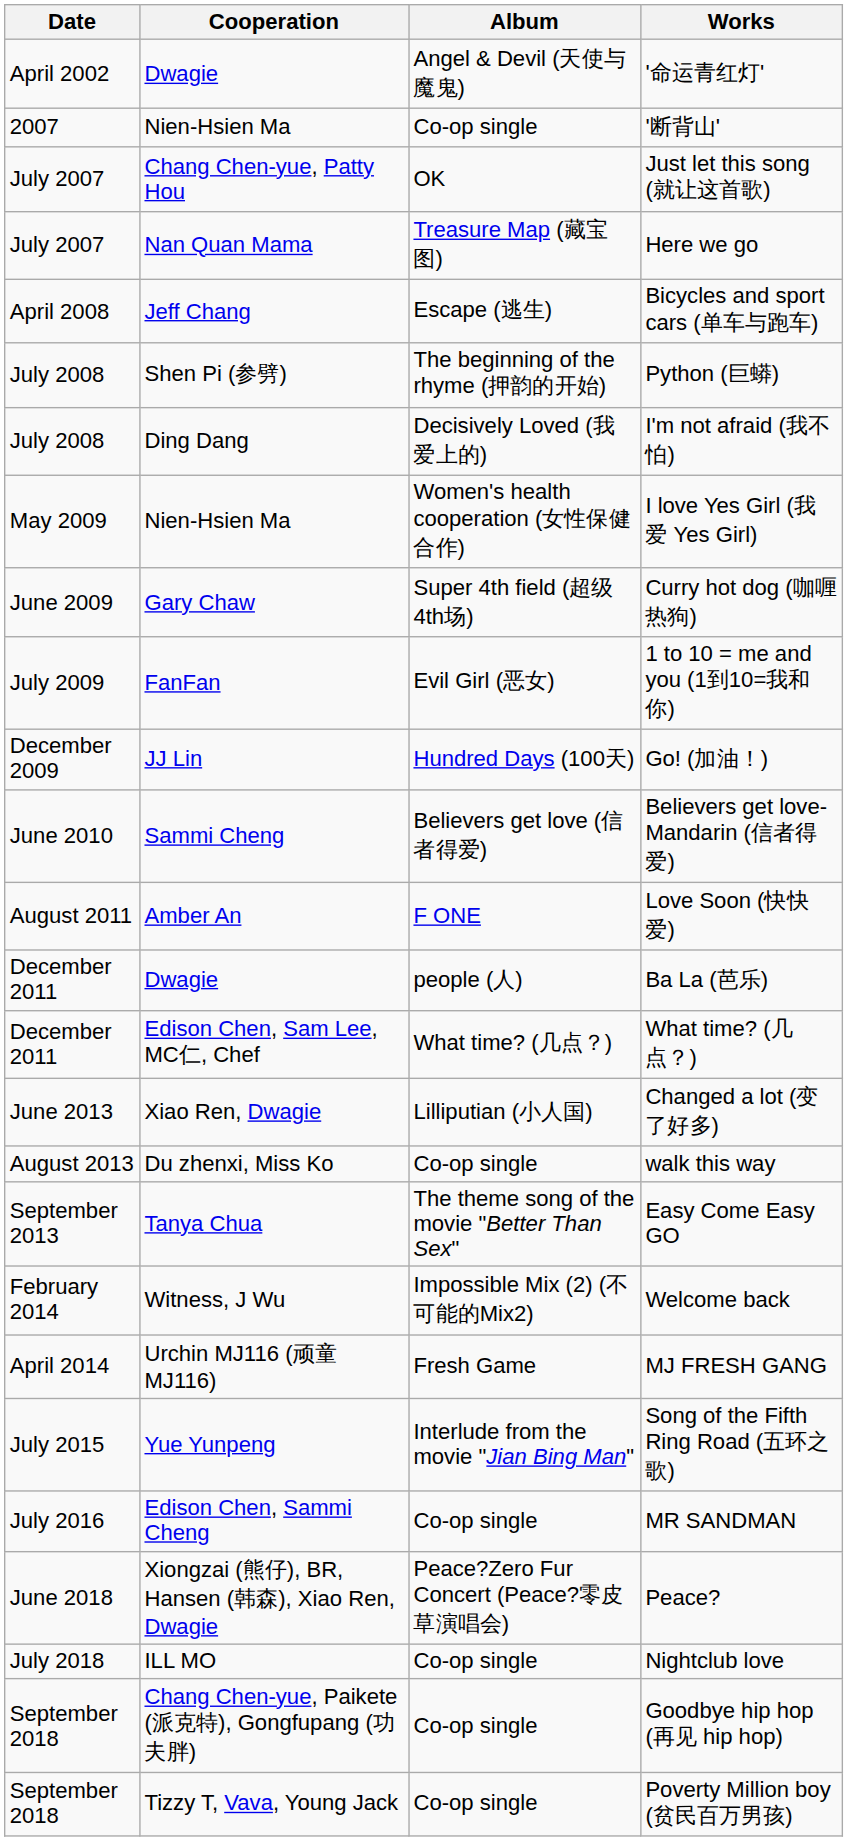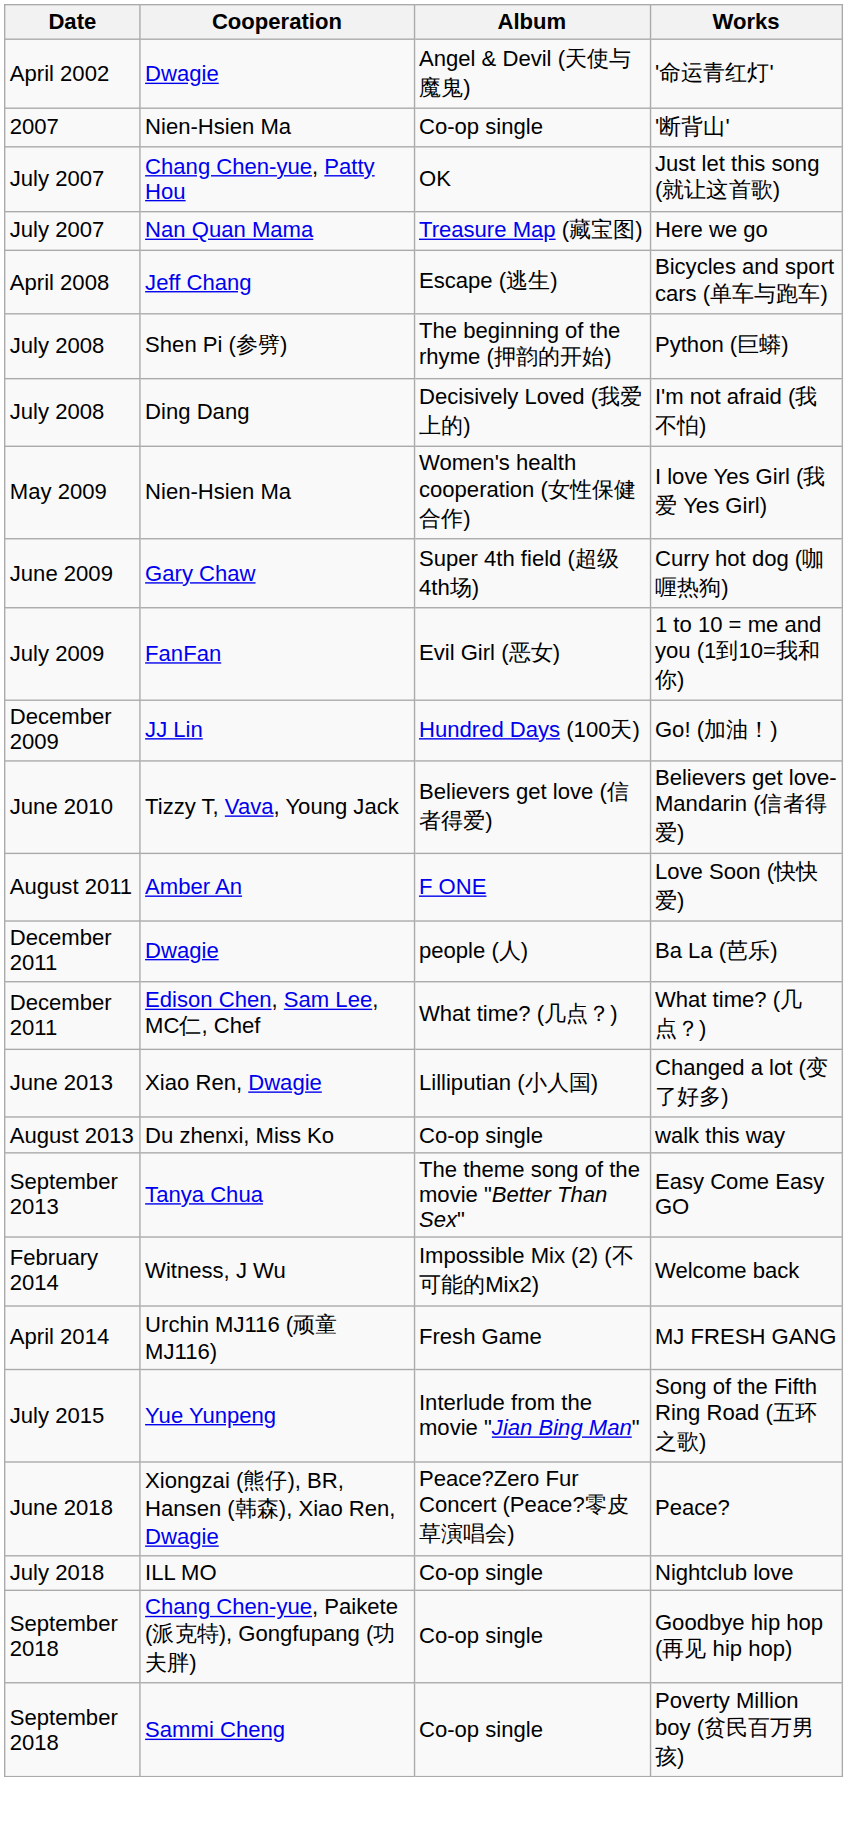(214, 835) Sammi Cheng -> (272, 806) Tizzy T, Vava, Young Jack
- row: (721, 1521)
(271, 1803) Tizzy T, Vava, Young Jack -> (215, 1729) Sammi Cheng
